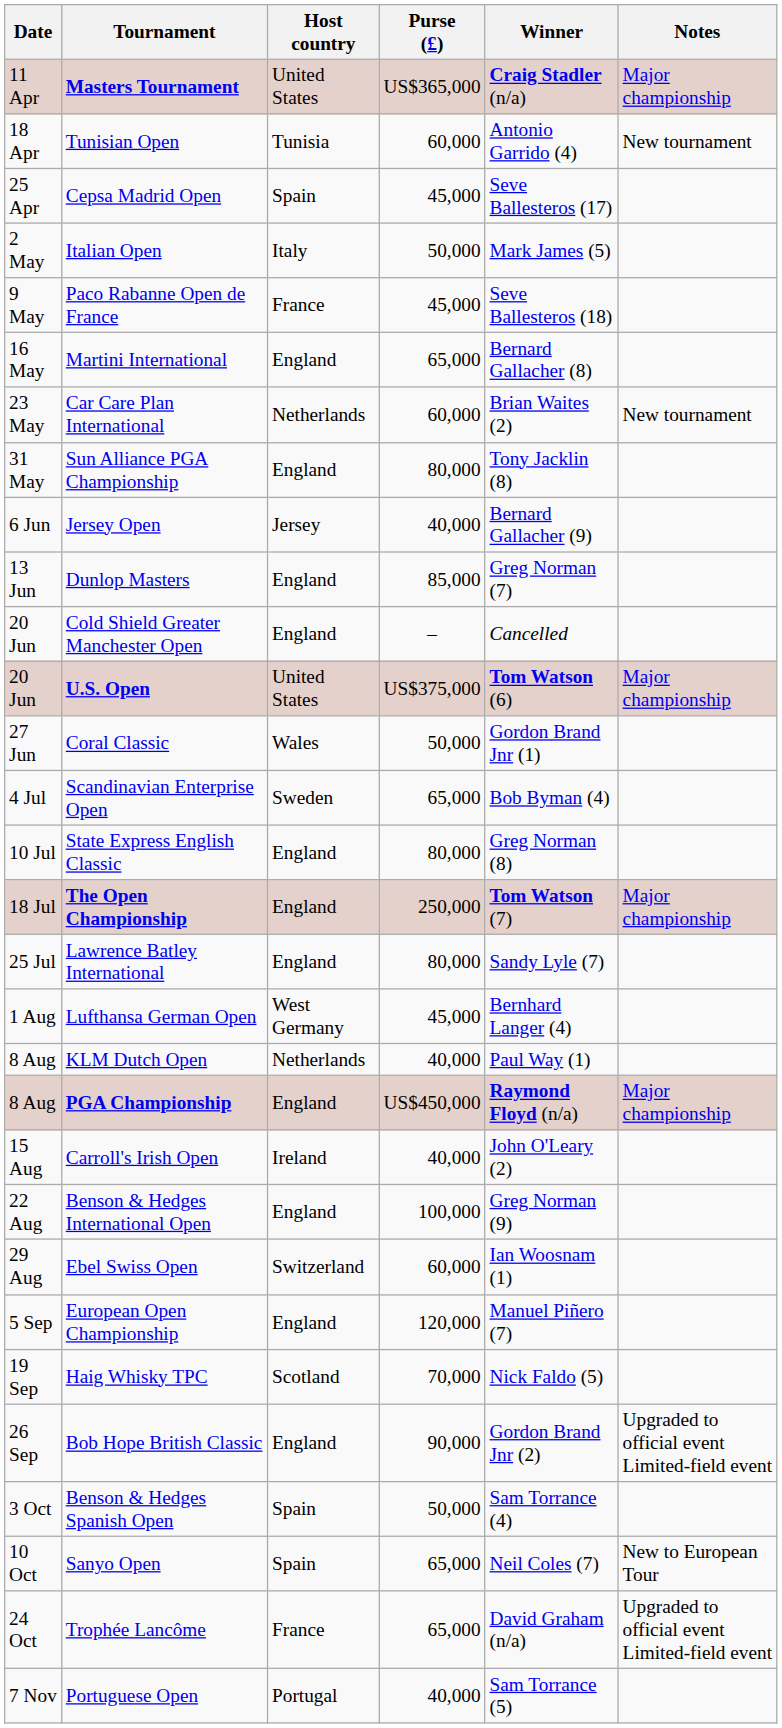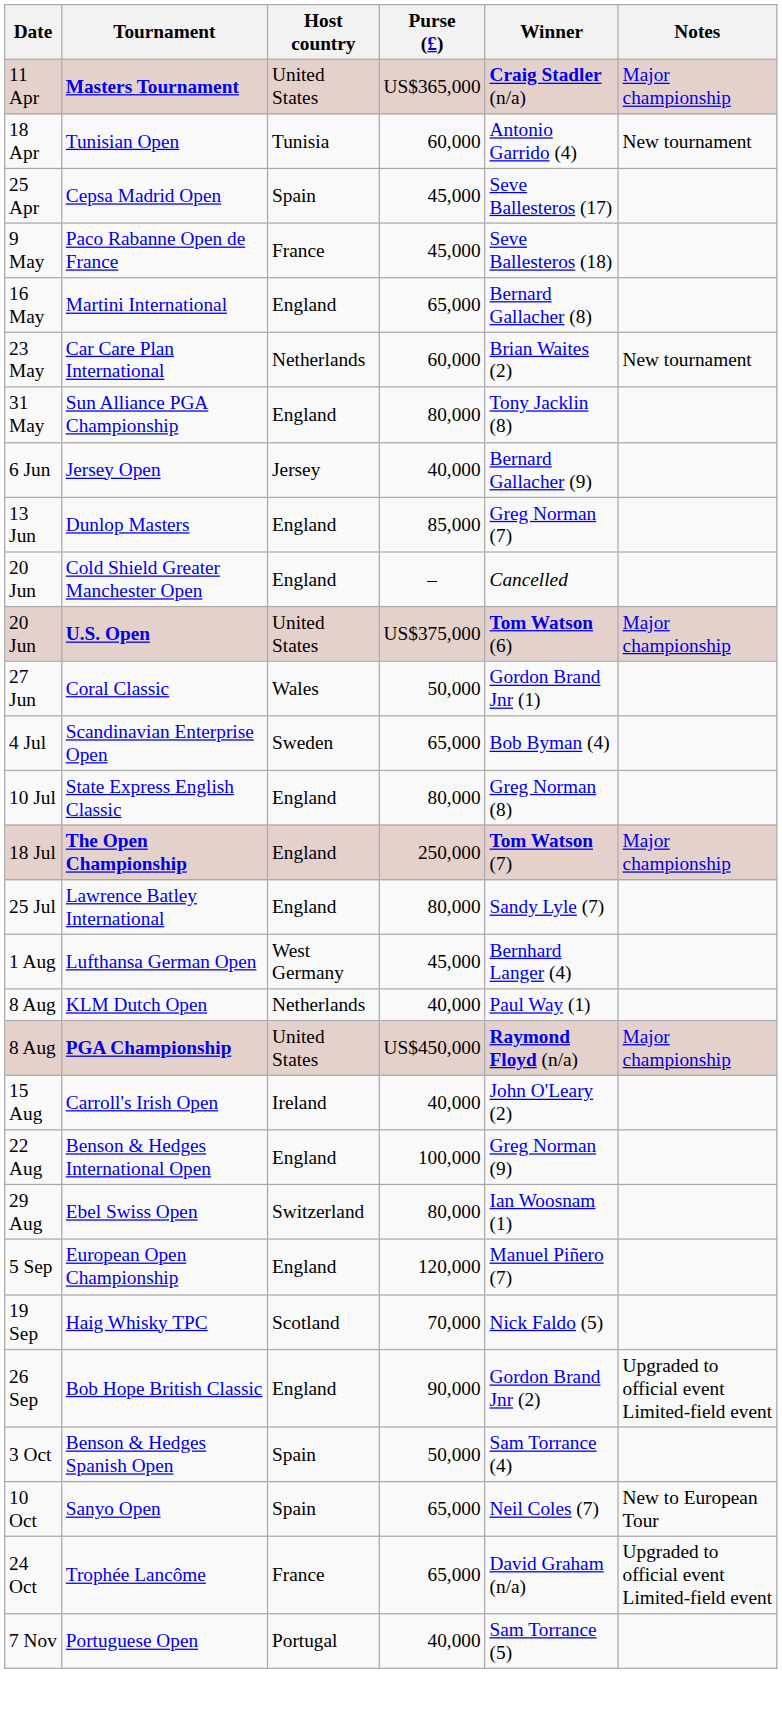- row: (114, 250)
(304, 1102) England -> (298, 1048) United States
(454, 1267) 60,000 -> (454, 1212) 80,000
